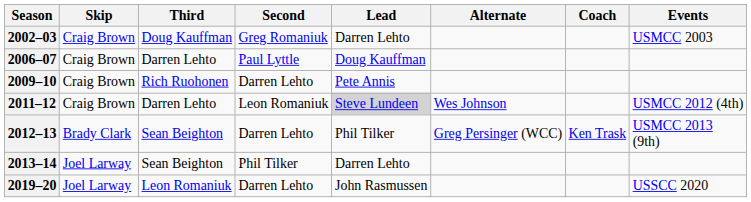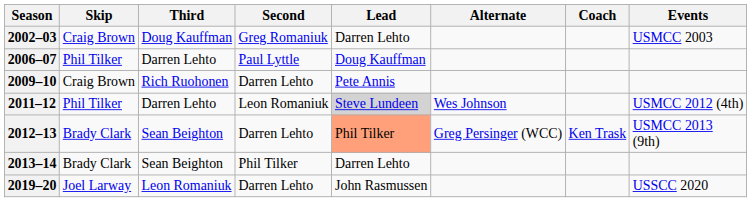(99, 59) Craig Brown -> (92, 59) Phil Tilker
(99, 103) Craig Brown -> (92, 103) Phil Tilker
(365, 133) no background -> (365, 133) lightsalmon background
(97, 163) Joel Larway -> (97, 163) Brady Clark
